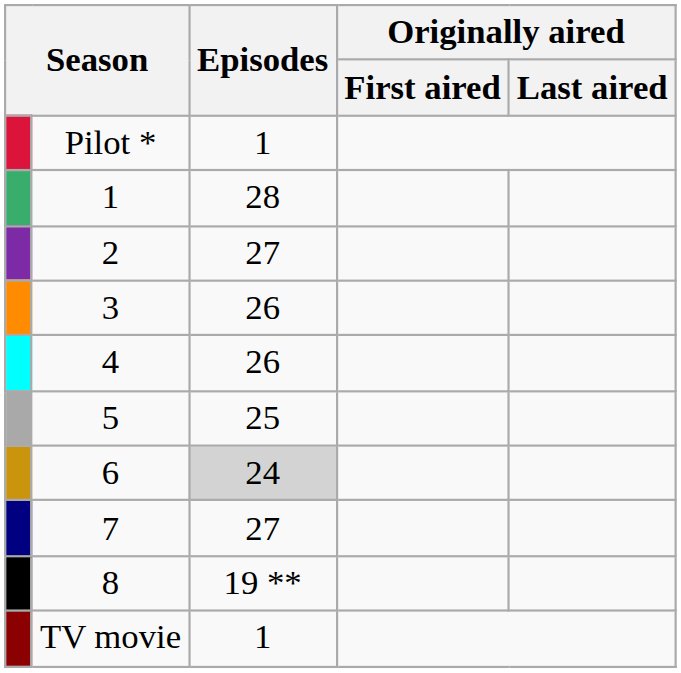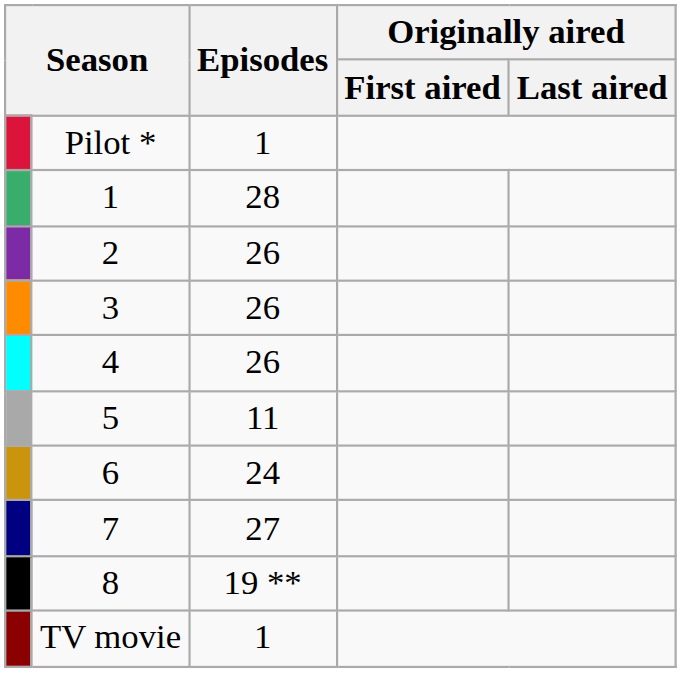(263, 252) 27 -> (263, 252) 26
(263, 417) 25 -> (263, 417) 11
(263, 472) lightgrey background -> (263, 472) no background
